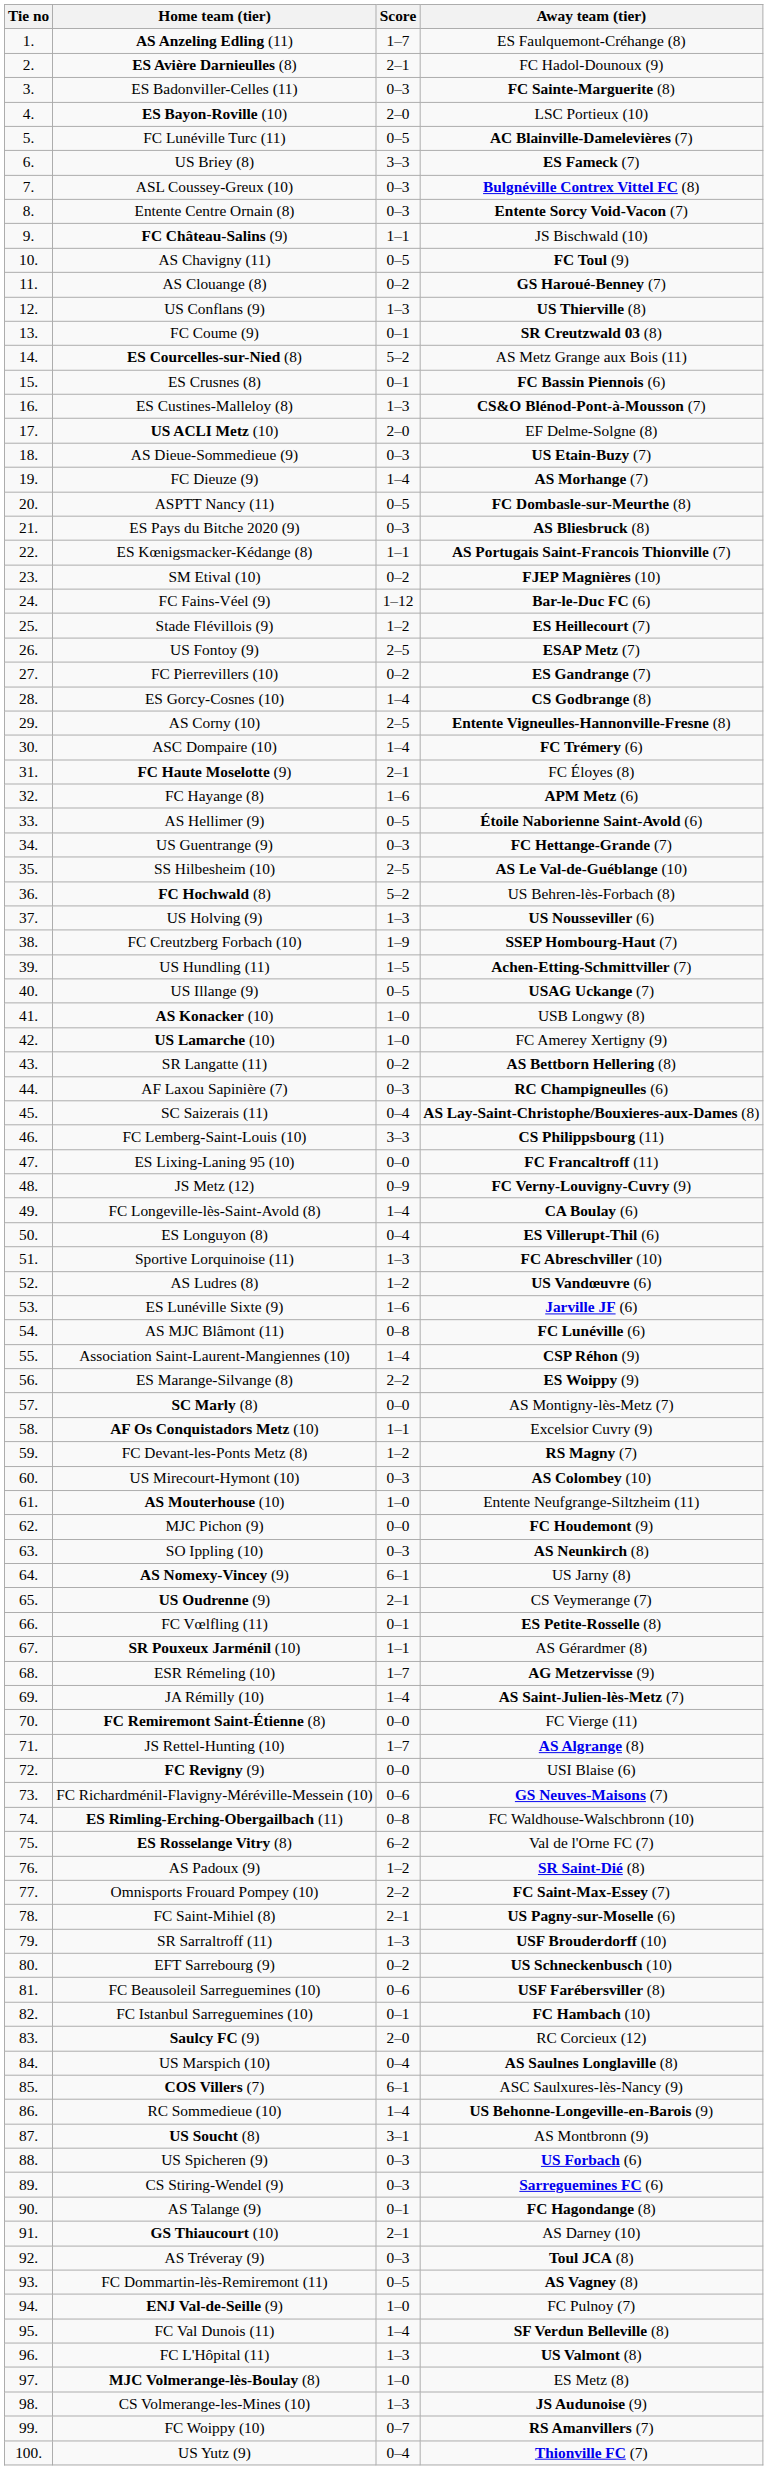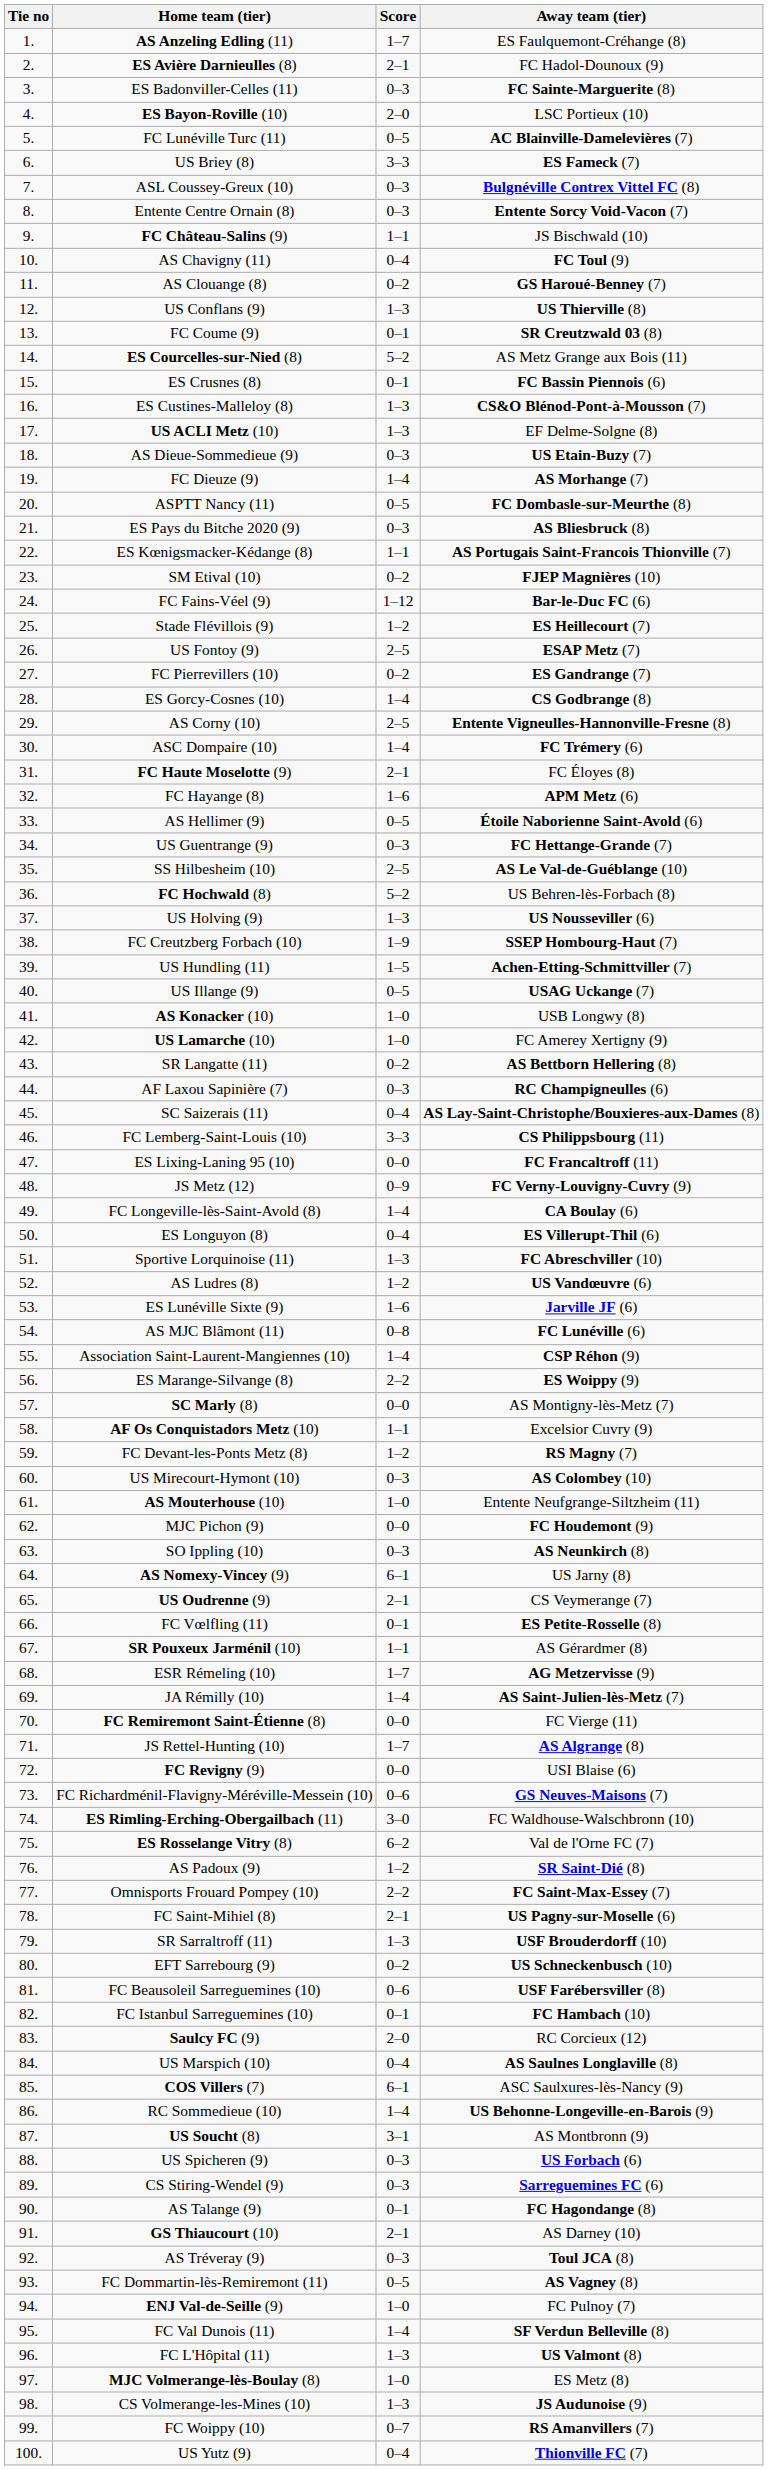(398, 260) 0–5 -> (398, 260) 0–4
(398, 430) 2–0 -> (398, 430) 1–3
(398, 1819) 0–8 -> (398, 1819) 3–0
